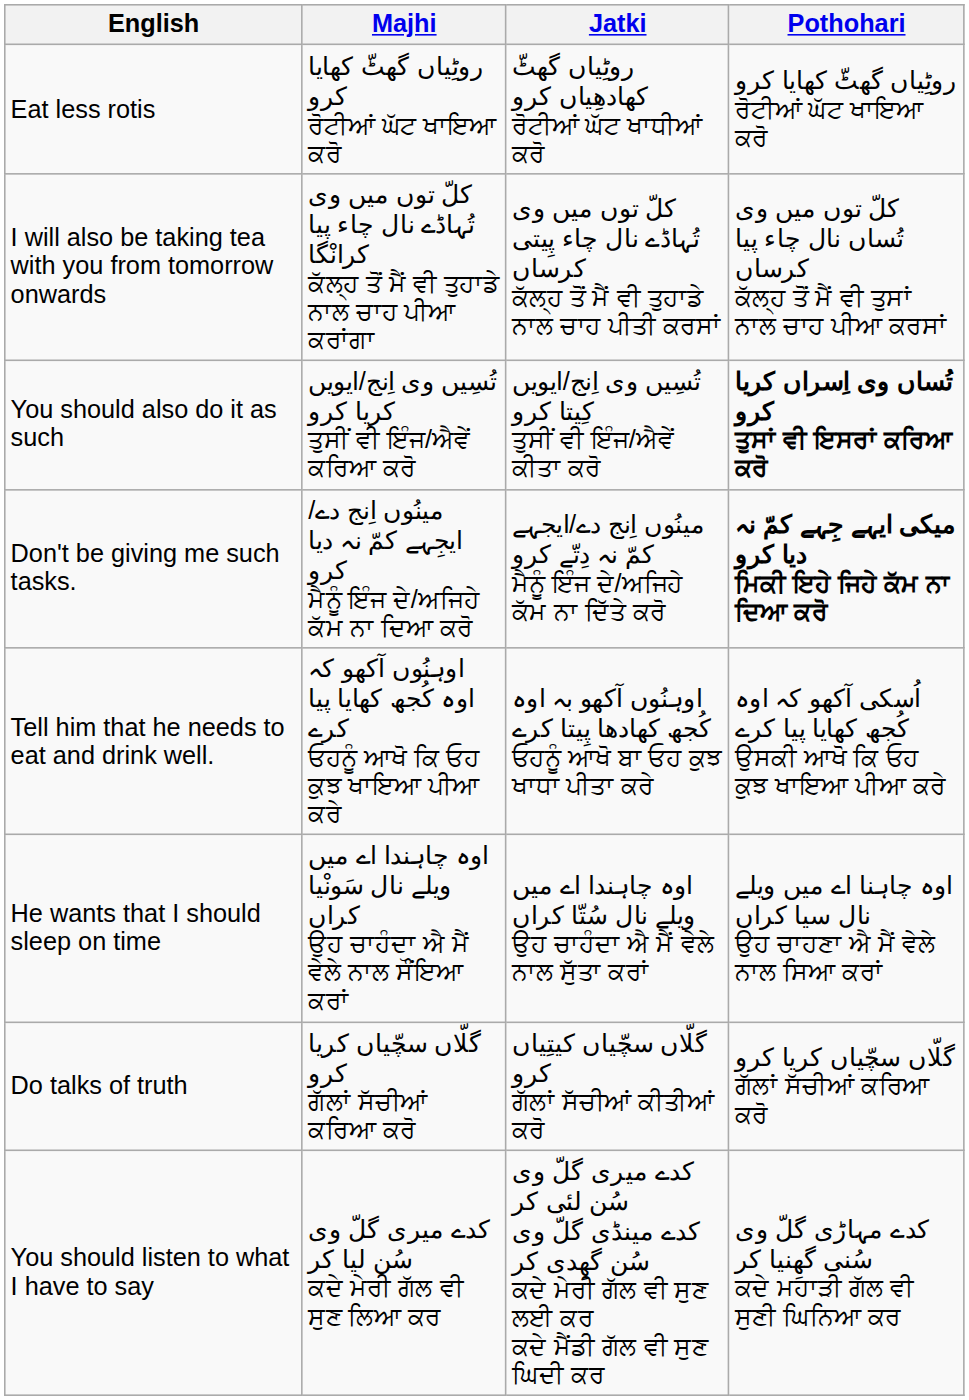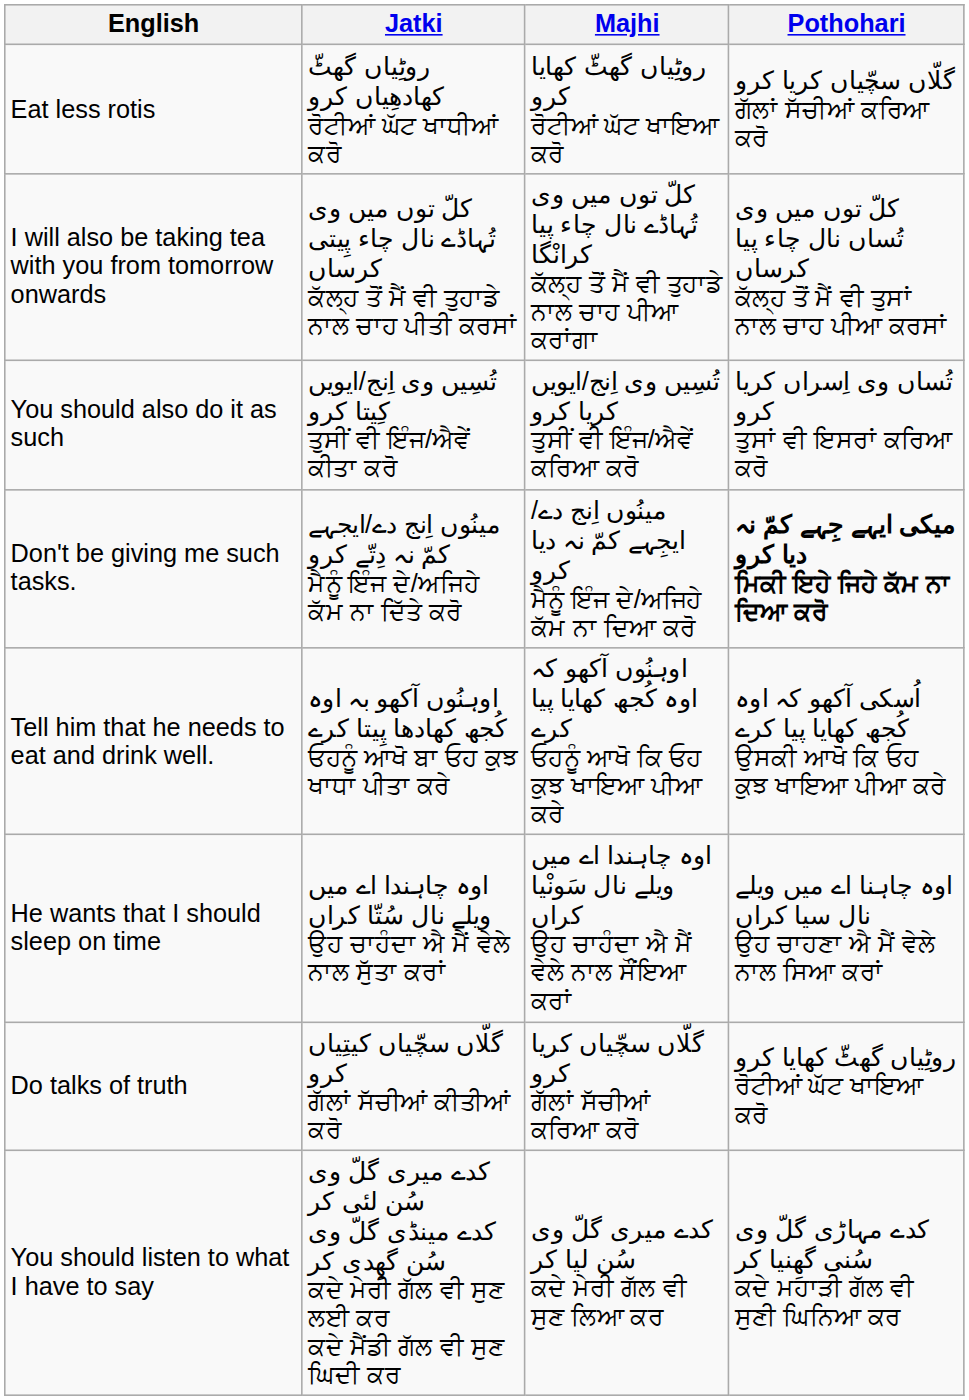columns swapped: (618, 24) <-> (404, 24)
(846, 109) روٹِیاں گھٹّ کھایا کرو ਰੋਟੀਆਂ ਘੱਟ ਖਾਇਆ ਕਰੋ -> (845, 109) گلّاں سچّیاں کریا کرو ਗੱਲਾਂ ਸੱਚੀਆਂ ਕਰਿਆ ਕਰੋ
(844, 425) bold -> (844, 425) normal
(845, 1086) گلّاں سچّیاں کریا کرو ਗੱਲਾਂ ਸੱਚੀਆਂ ਕਰਿਆ ਕਰੋ -> (846, 1086) روٹِیاں گھٹّ کھایا کرو ਰੋਟੀਆਂ ਘੱਟ ਖਾਇਆ ਕਰੋ
